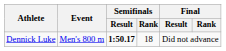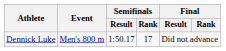(122, 39) bold -> (121, 39) normal
(148, 39) 18 -> (148, 39) 17
